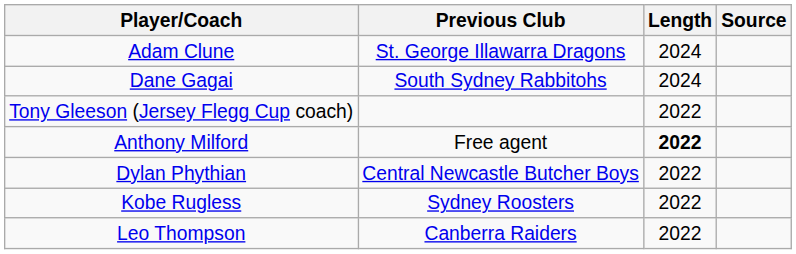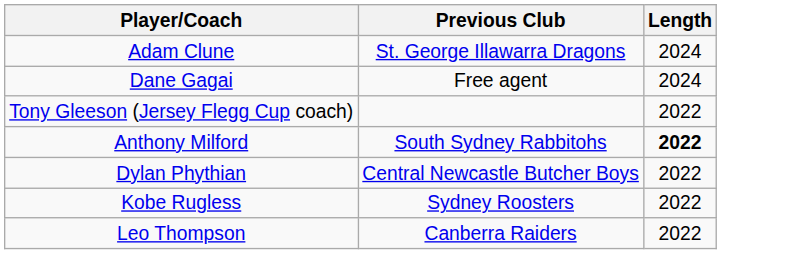- column: (754, 20)
(501, 81) South Sydney Rabbitohs -> (501, 81) Free agent
(501, 142) Free agent -> (501, 142) South Sydney Rabbitohs
